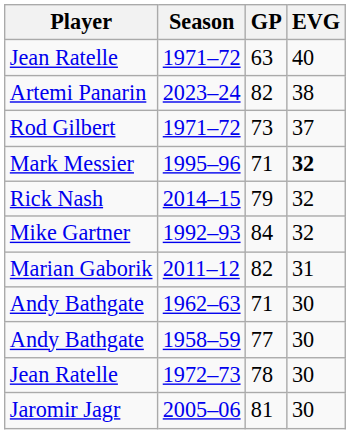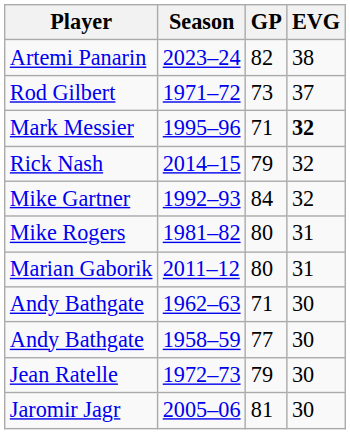- row: (64, 57)
+ row: (68, 233)
(262, 269) 82 -> (262, 269) 80
(262, 374) 78 -> (262, 374) 79
